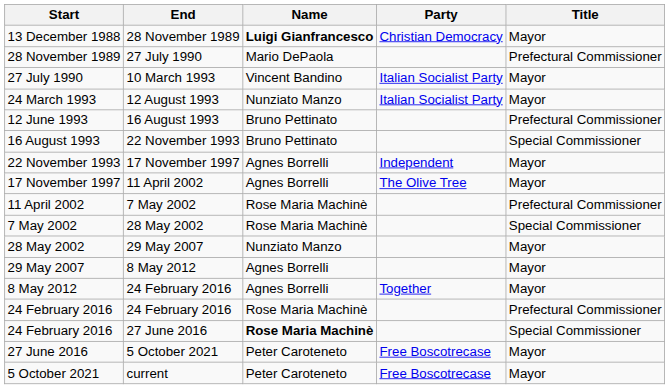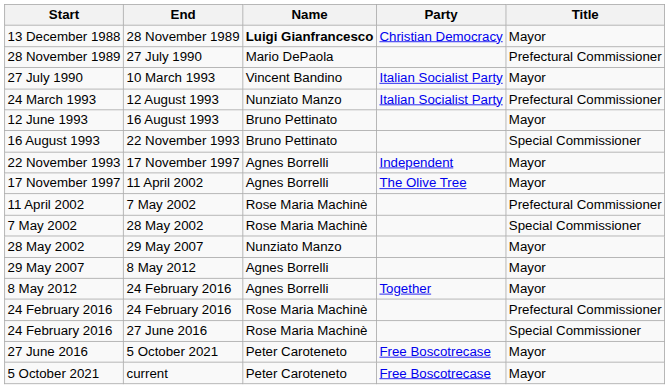(527, 99) Mayor -> (585, 99) Prefectural Commissioner
(585, 120) Prefectural Commissioner -> (527, 120) Mayor
(309, 330) bold -> (307, 330) normal
